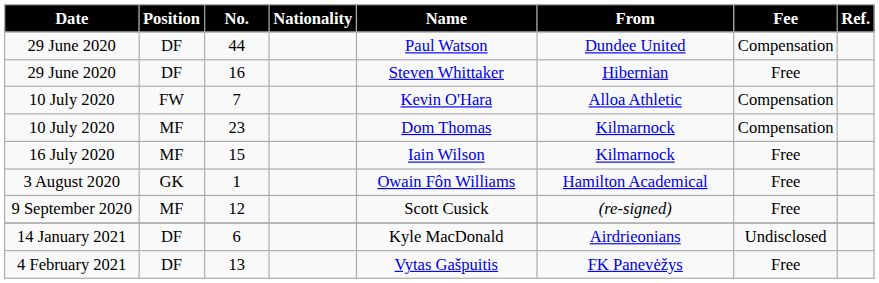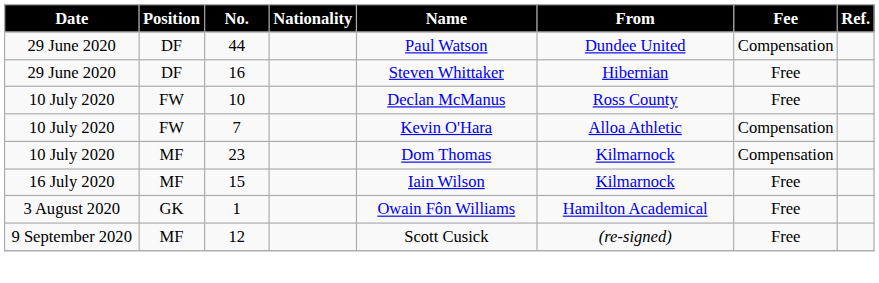+ row: (237, 100)
- row: (237, 237)
- row: (237, 264)
